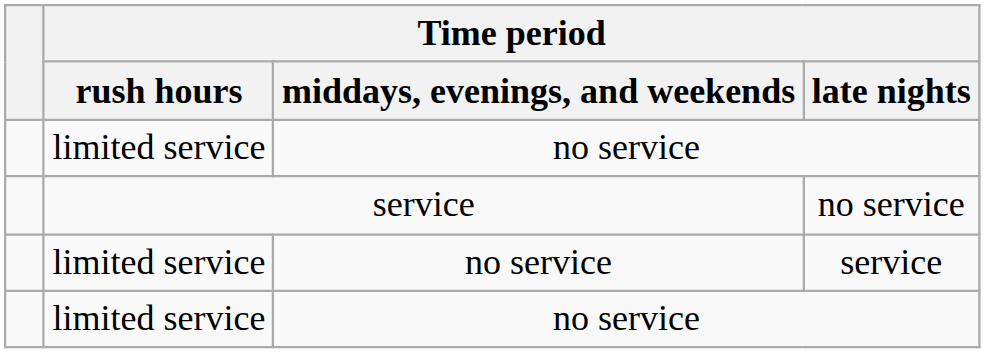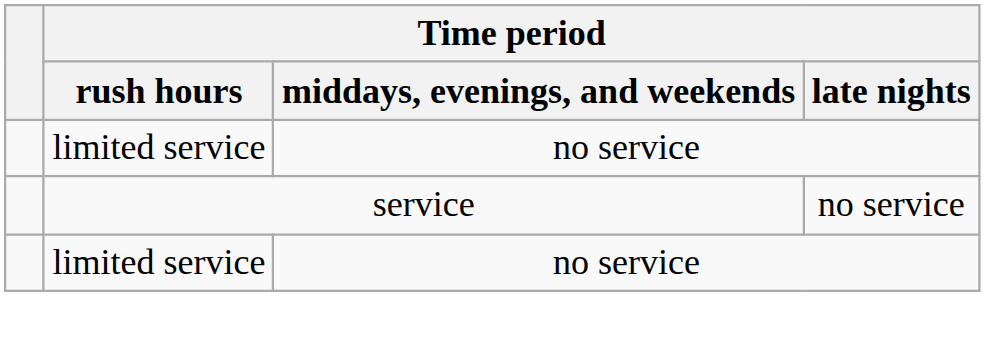- row: (159, 261)
